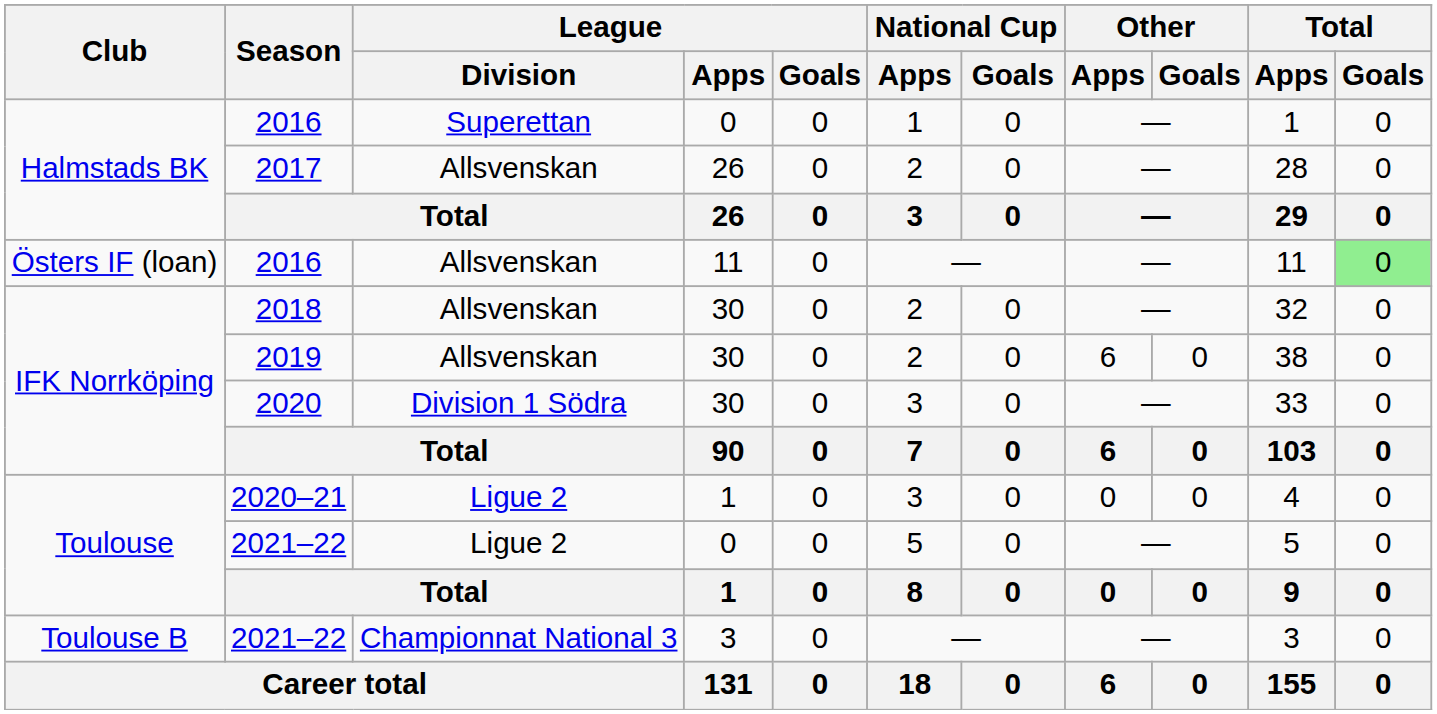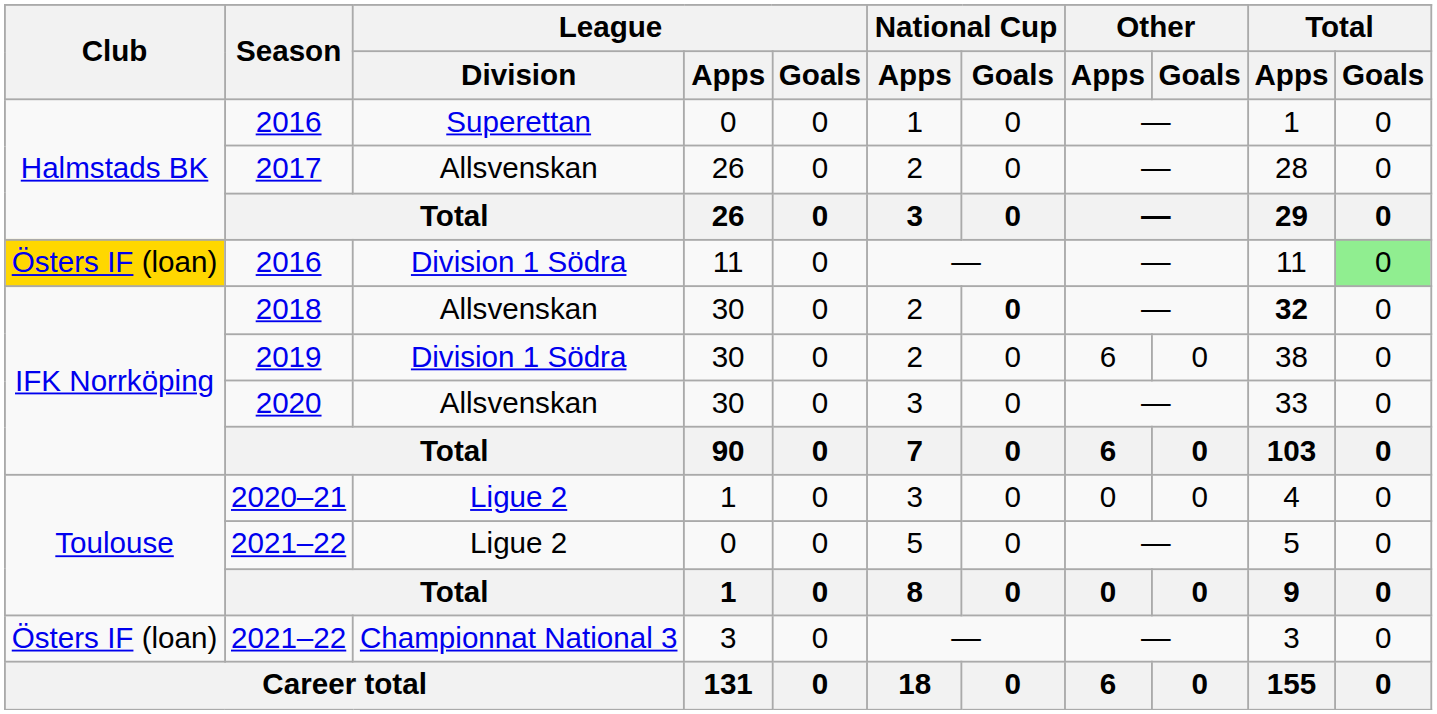(115, 262) no background -> (115, 262) gold background
(519, 262) Allsvenskan -> (519, 262) Division 1 Södra
(1013, 309) normal -> (1013, 309) bold
(1291, 309) normal -> (1291, 309) bold
(519, 356) Allsvenskan -> (519, 356) Division 1 Södra
(519, 403) Division 1 Södra -> (519, 403) Allsvenskan
(115, 638) Toulouse B -> (115, 638) Östers IF (loan)
